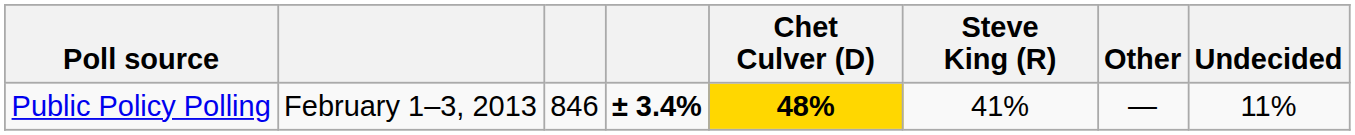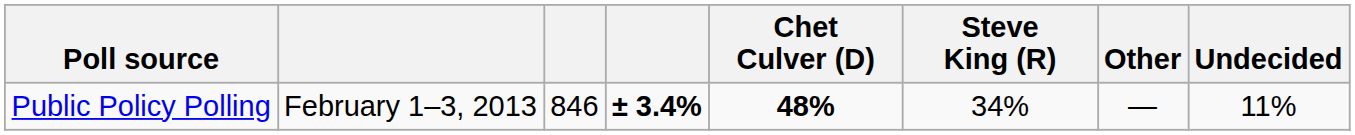(806, 105) gold background -> (806, 105) no background
(1000, 105) 41% -> (1000, 105) 34%
